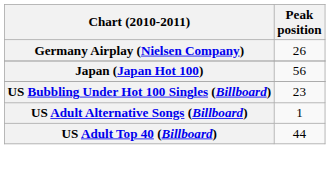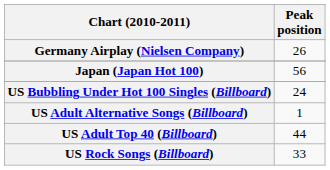(299, 92) 23 -> (299, 92) 24
+ row: (139, 154)
